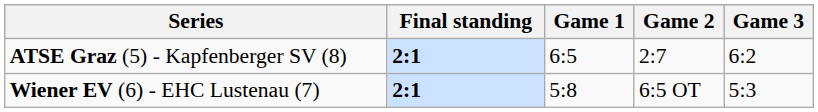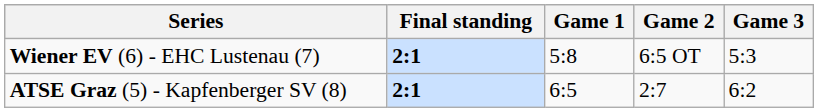rows swapped: (178, 55) <-> (165, 90)
